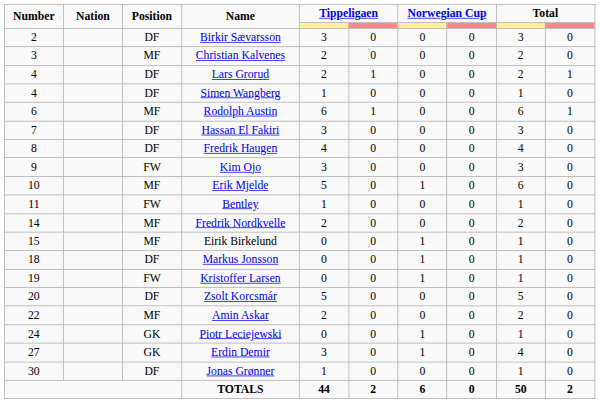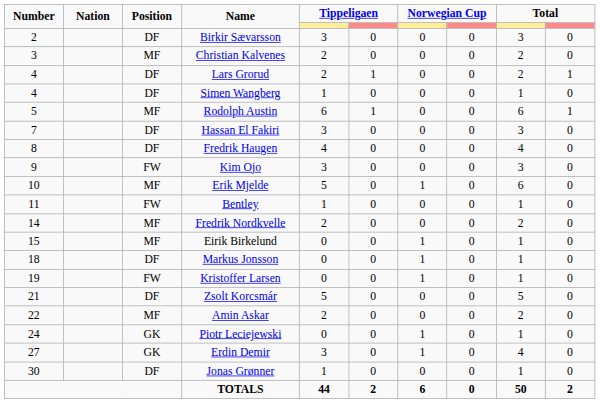(34, 111) 6 -> (34, 111) 5
(34, 297) 20 -> (34, 297) 21
